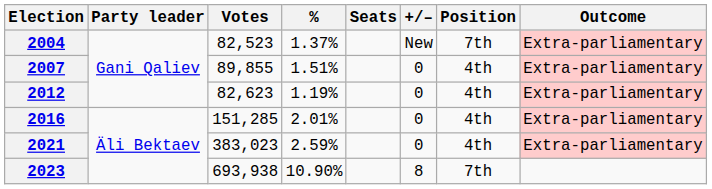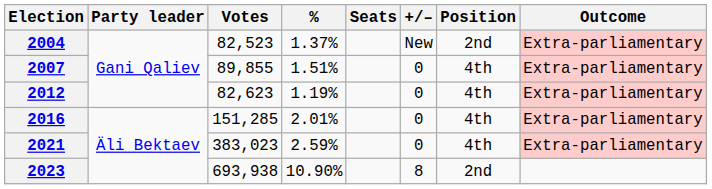(478, 43) 7th -> (478, 43) 2nd
(478, 171) 7th -> (478, 171) 2nd
